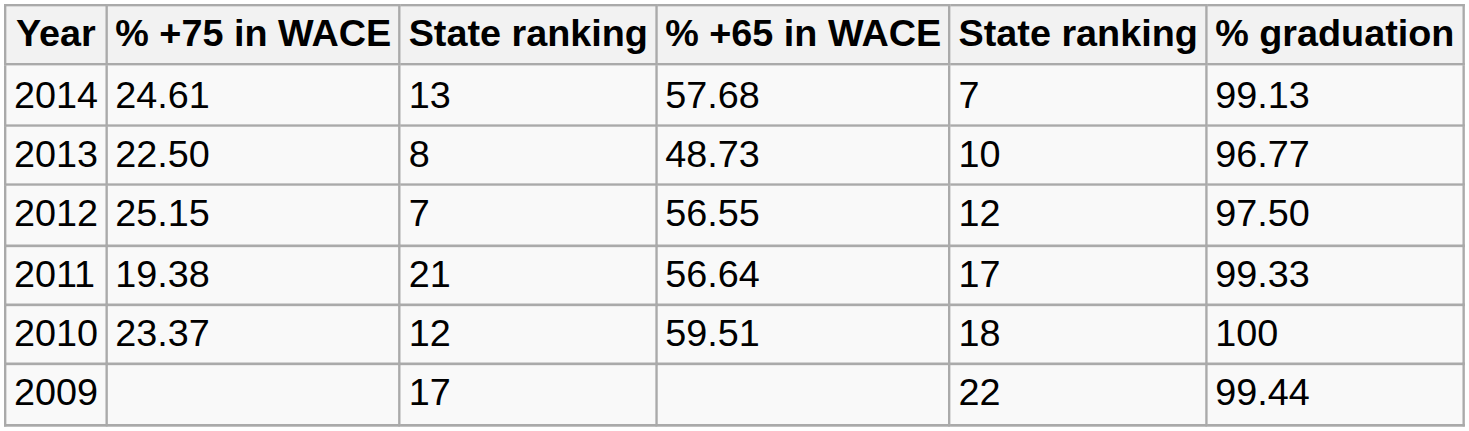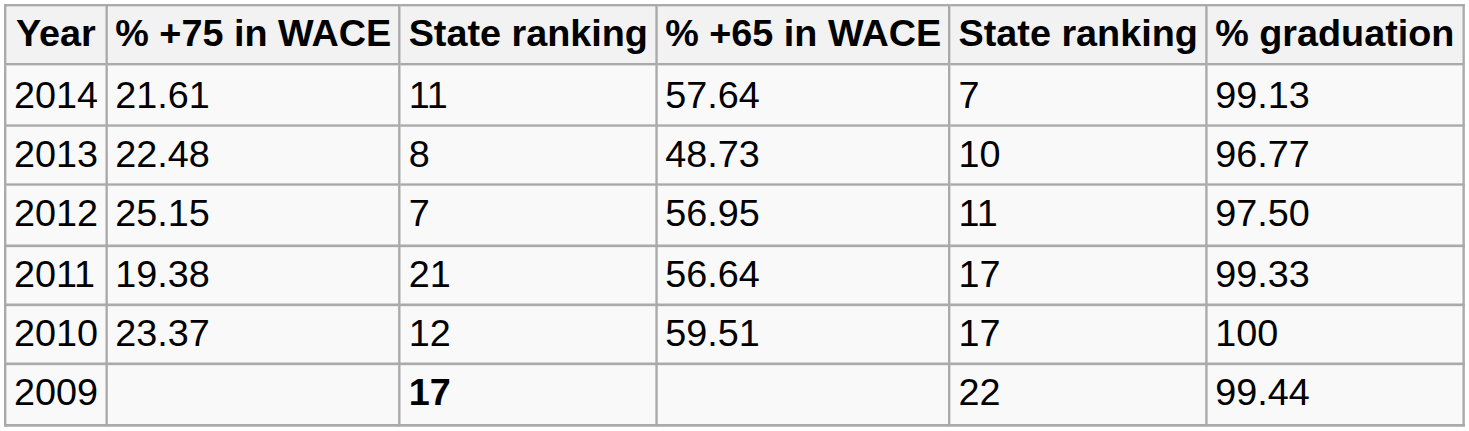(163, 94) 24.61 -> (163, 94) 21.61
(430, 94) 13 -> (428, 94) 11
(712, 94) 57.68 -> (712, 94) 57.64
(163, 154) 22.50 -> (163, 154) 22.48
(712, 214) 56.55 -> (712, 214) 56.95
(980, 214) 12 -> (978, 214) 11
(980, 333) 18 -> (980, 333) 17
(430, 393) normal -> (430, 393) bold
